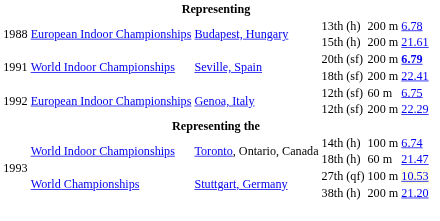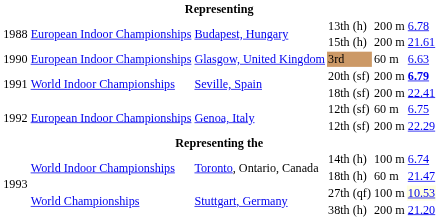+ row: (260, 59)
